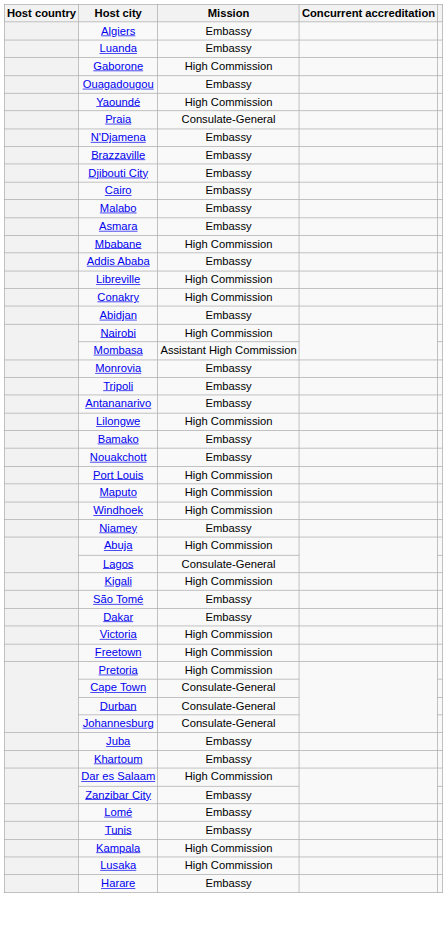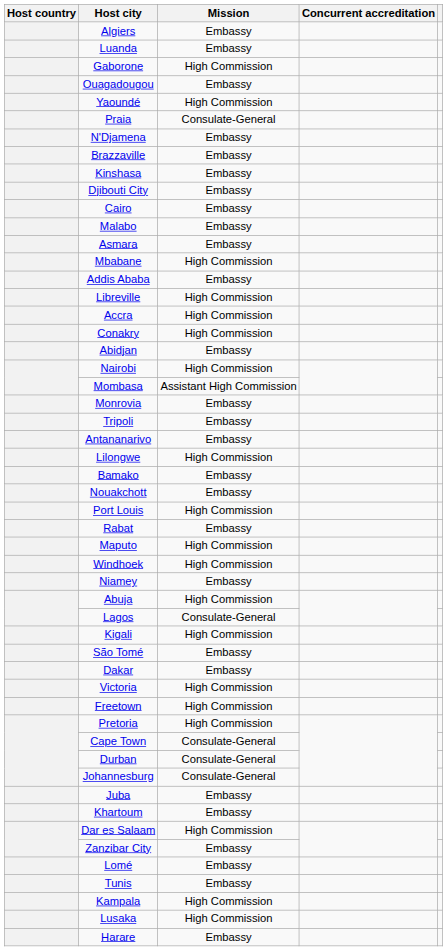+ row: (118, 173)
+ row: (118, 315)
+ row: (118, 528)
